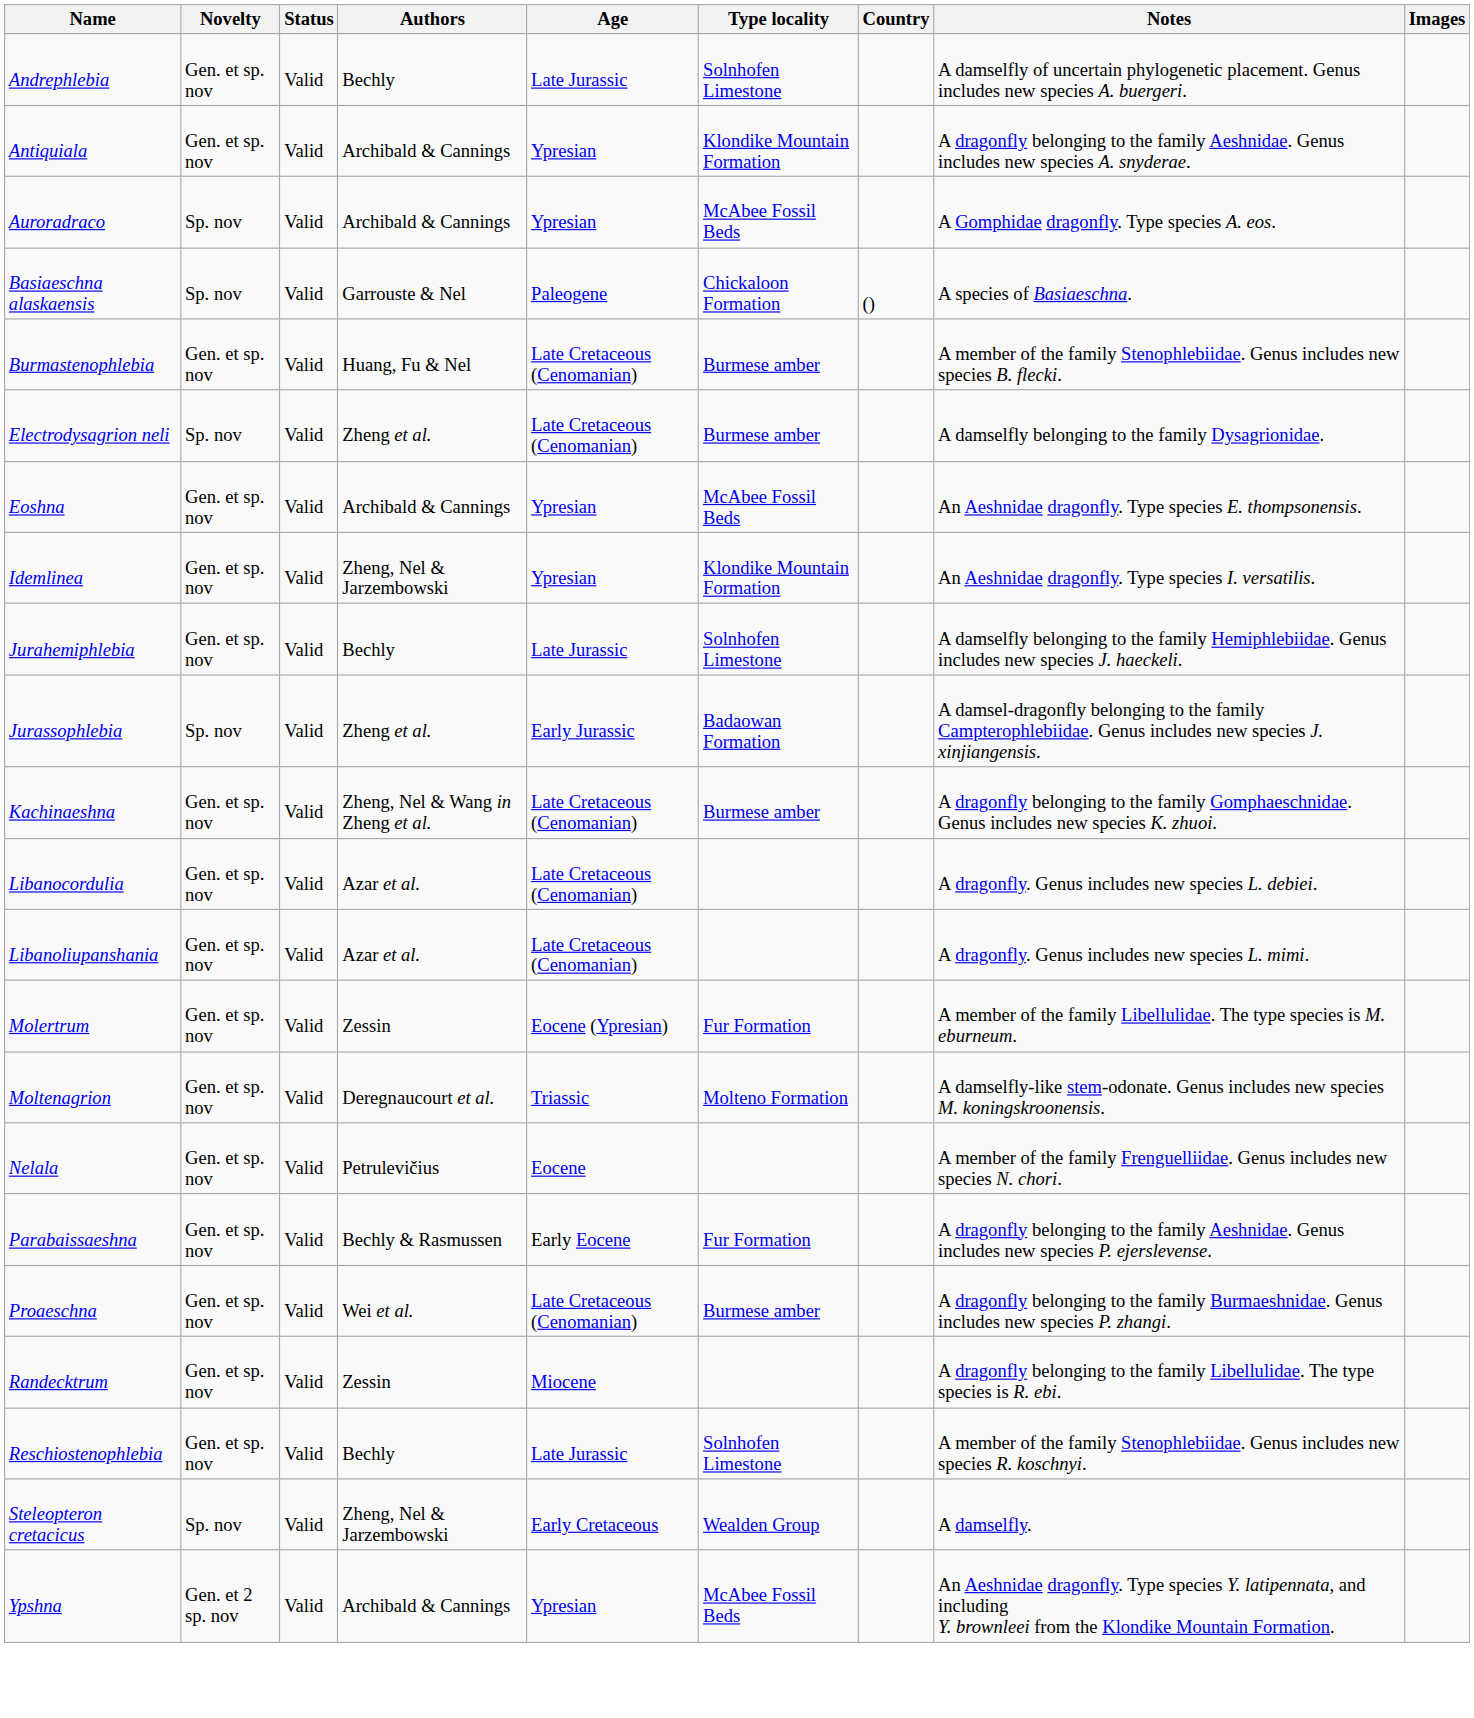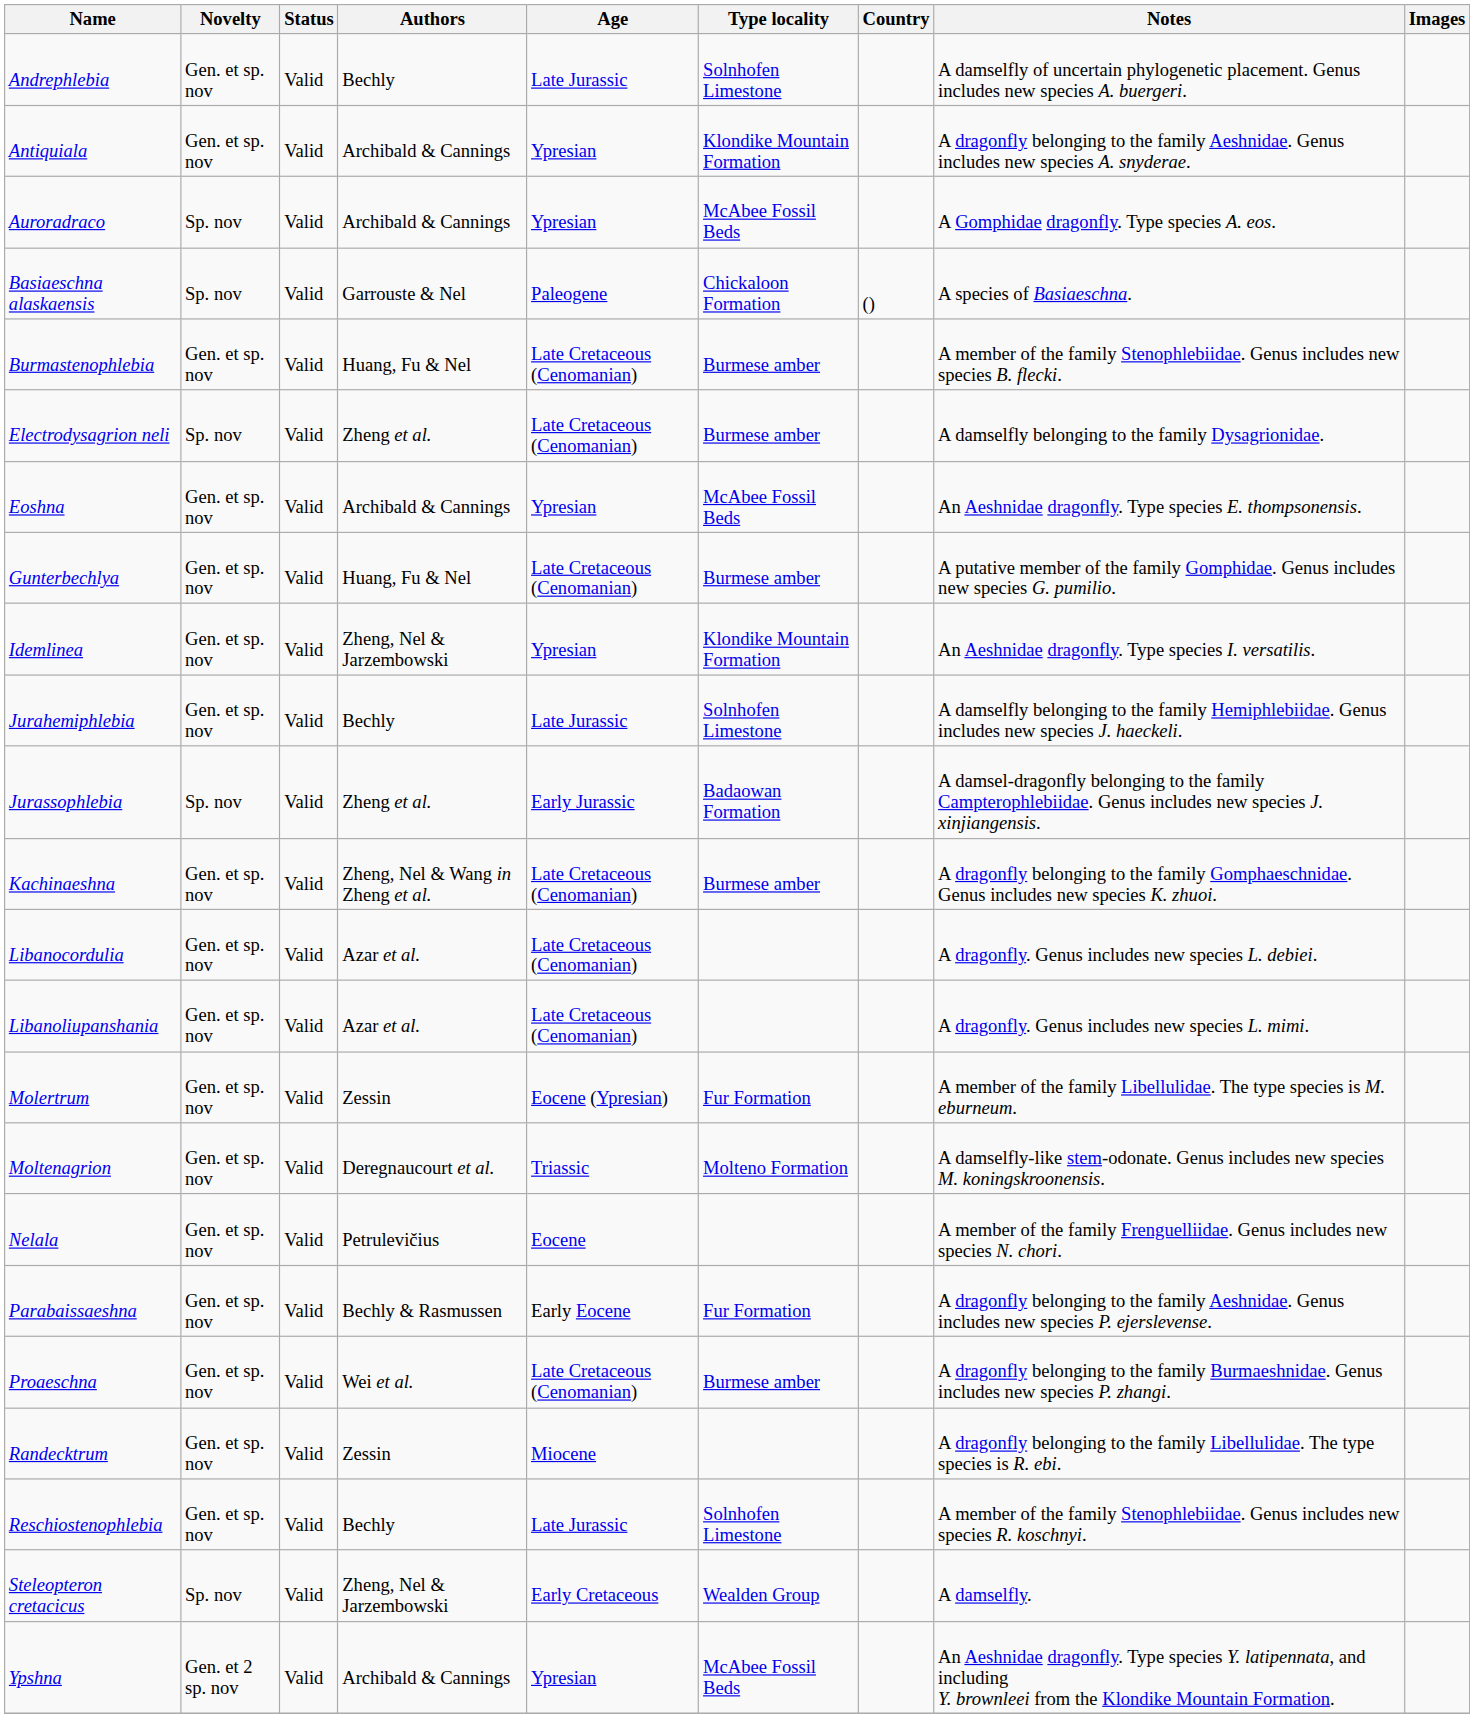+ row: (64, 578)
